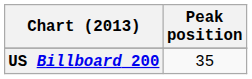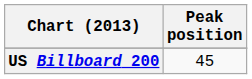(205, 61) 35 -> (205, 61) 45
